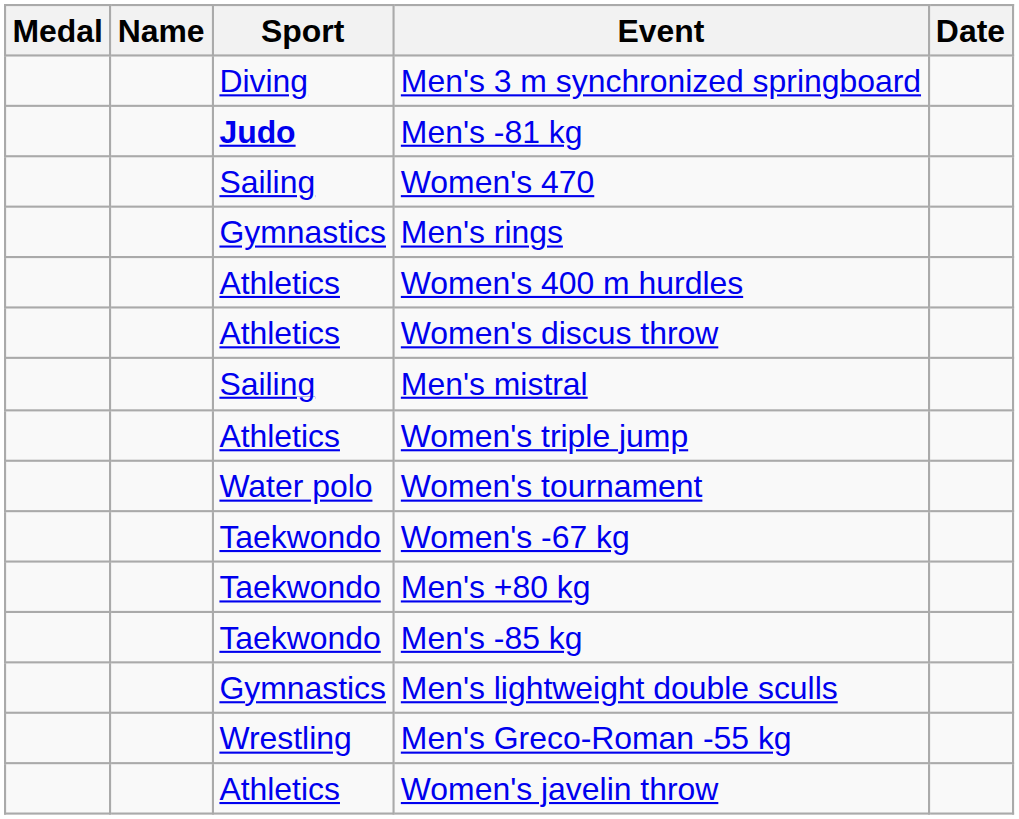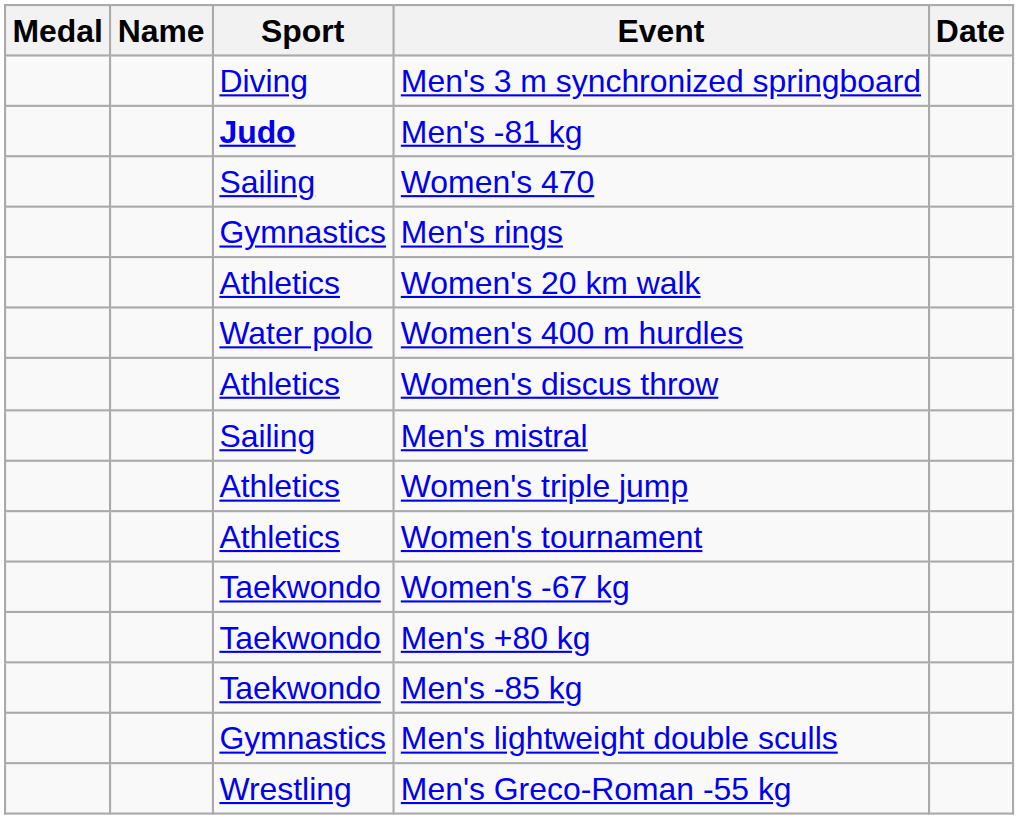+ row: (551, 283)
(280, 283) Athletics -> (296, 334) Water polo
(296, 485) Water polo -> (280, 536) Athletics
- row: (560, 788)
